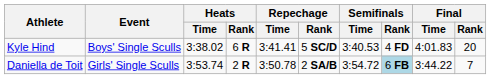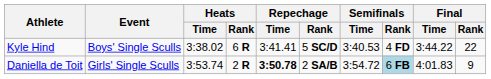(434, 48) 4:01.83 -> (434, 48) 3:44.22
(470, 48) 20 -> (471, 48) 22
(278, 65) normal -> (278, 65) bold
(434, 65) 3:44.22 -> (434, 65) 4:01.83
(470, 65) 7 -> (471, 65) 9
